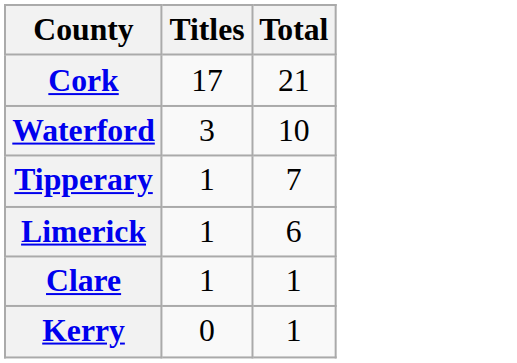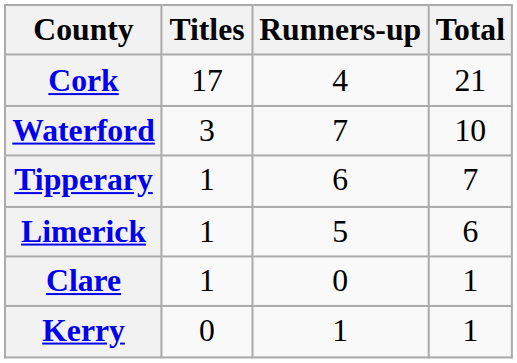+ column: (340, 29)
